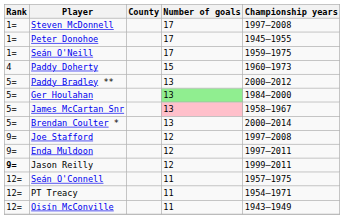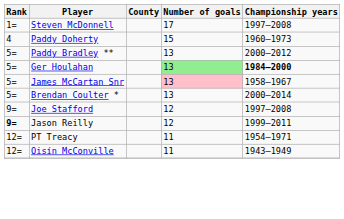- row: (65, 39)
- row: (62, 53)
(268, 95) normal -> (268, 67) bold
- row: (62, 151)
- row: (67, 179)
